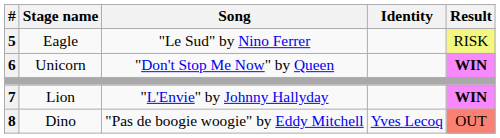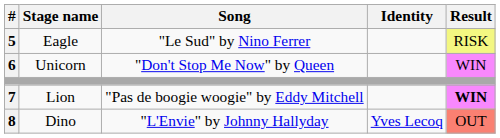(471, 65) bold -> (471, 65) normal
(234, 96) "L'Envie" by Johnny Hallyday -> (235, 96) "Pas de boogie woogie" by Eddy Mitchell
(235, 121) "Pas de boogie woogie" by Eddy Mitchell -> (234, 121) "L'Envie" by Johnny Hallyday
